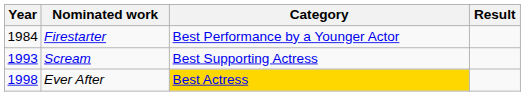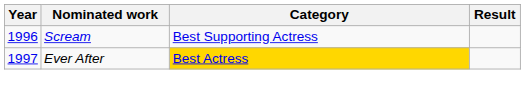- row: (75, 36)
(23, 58) 1993 -> (23, 36) 1996
(23, 79) 1998 -> (23, 58) 1997
